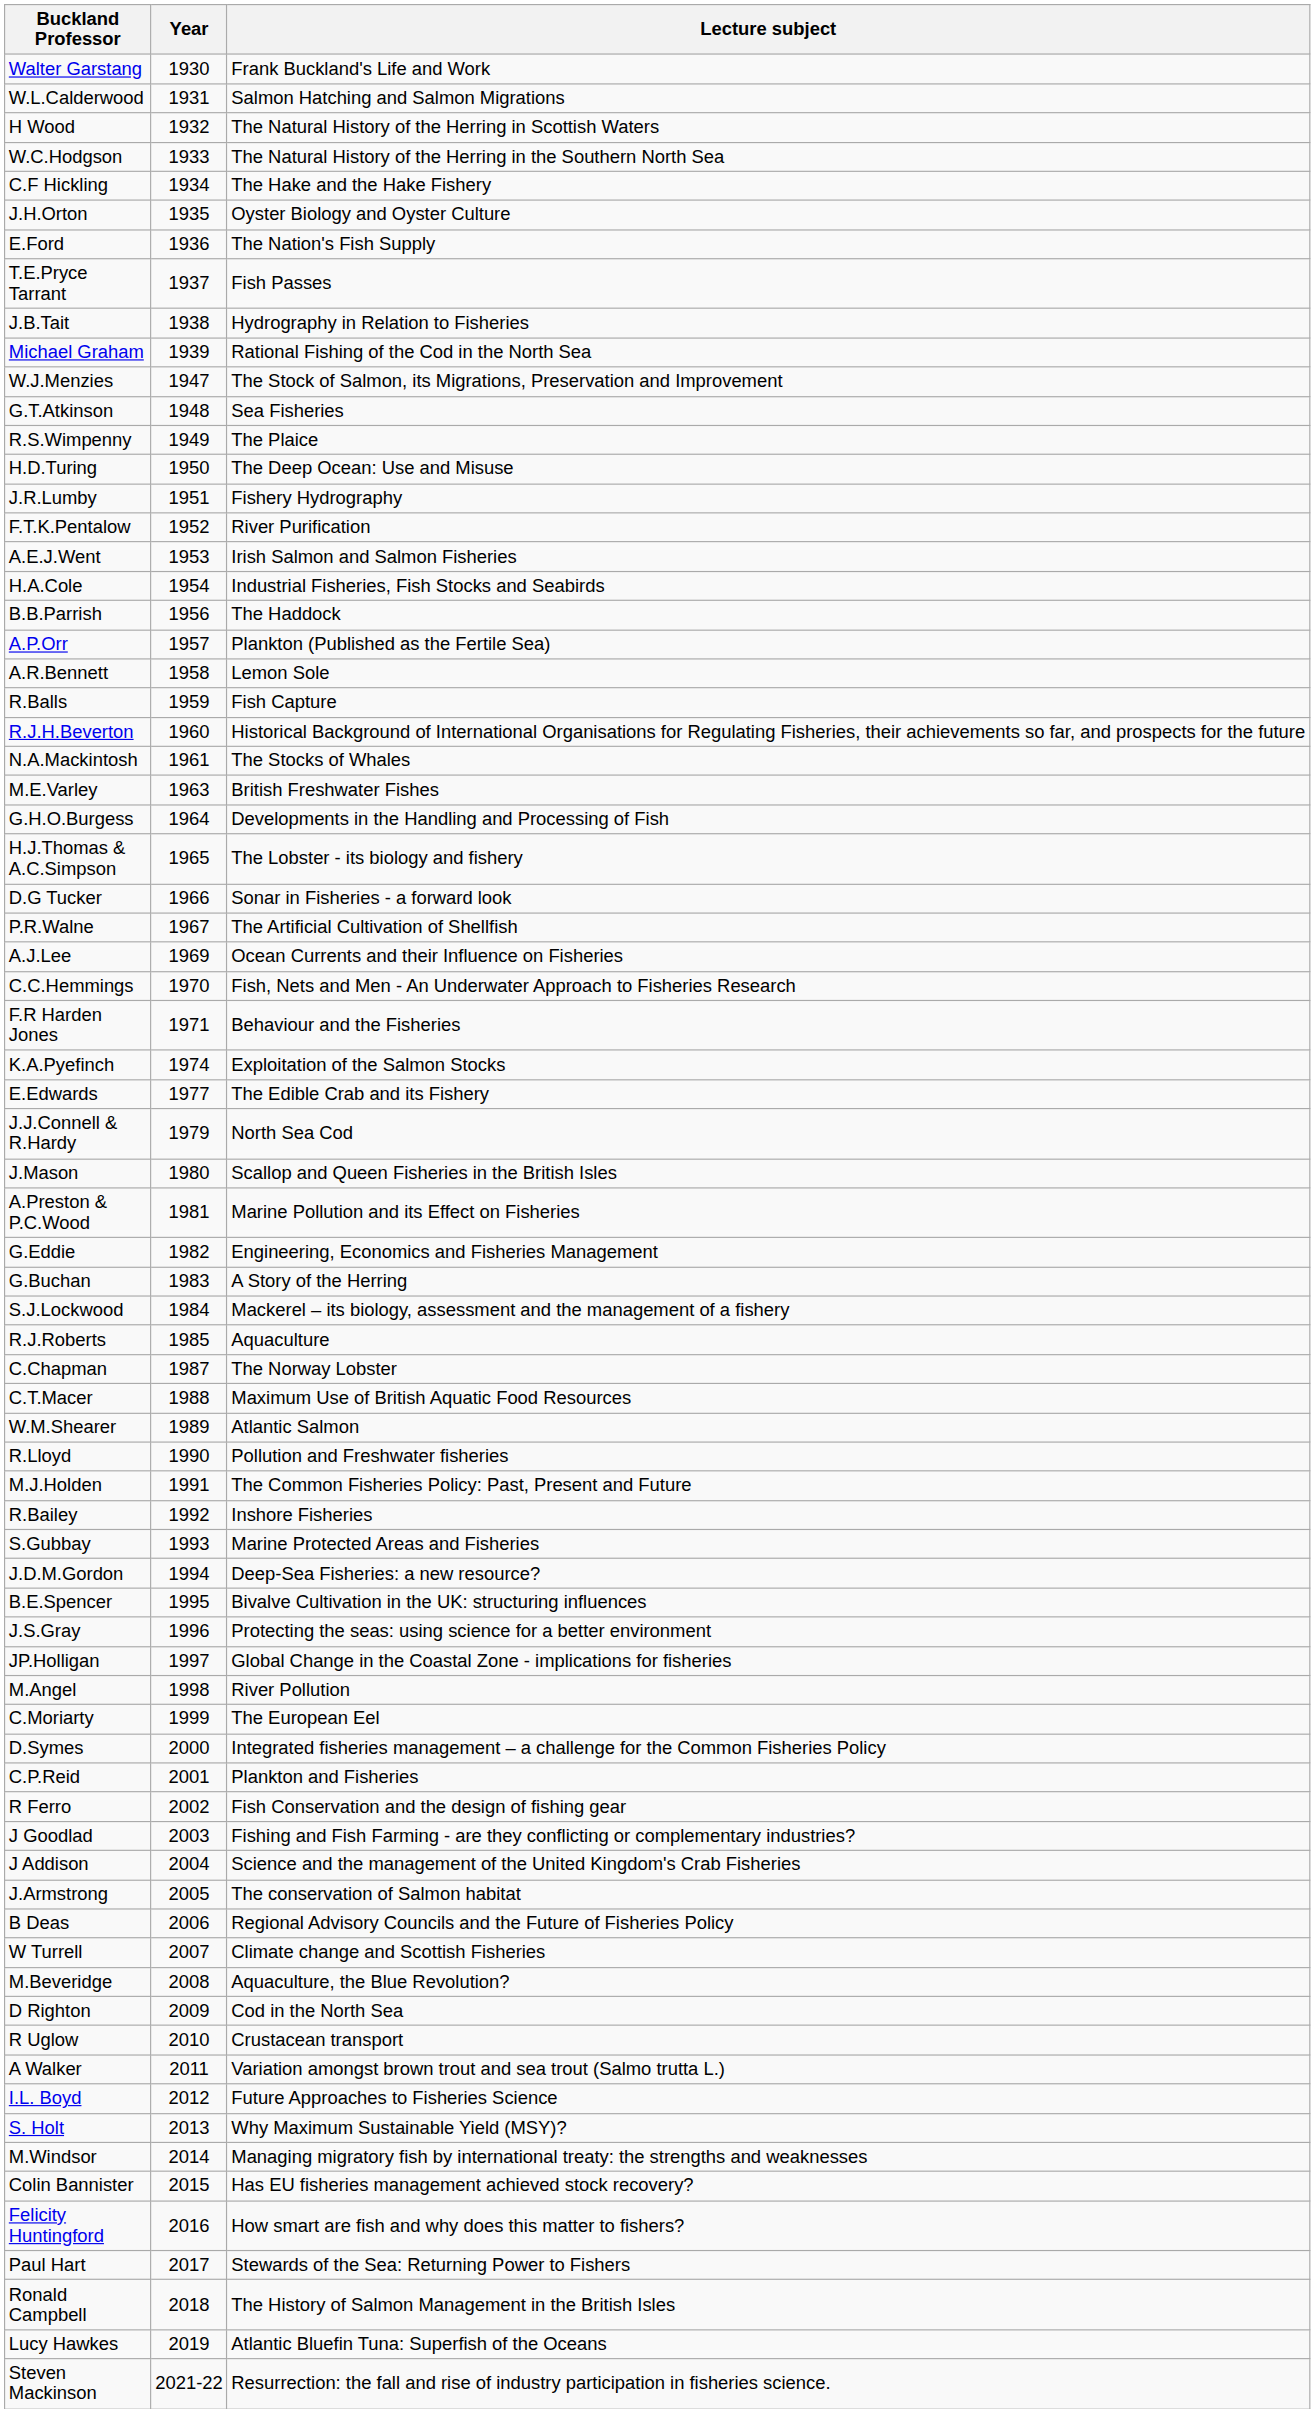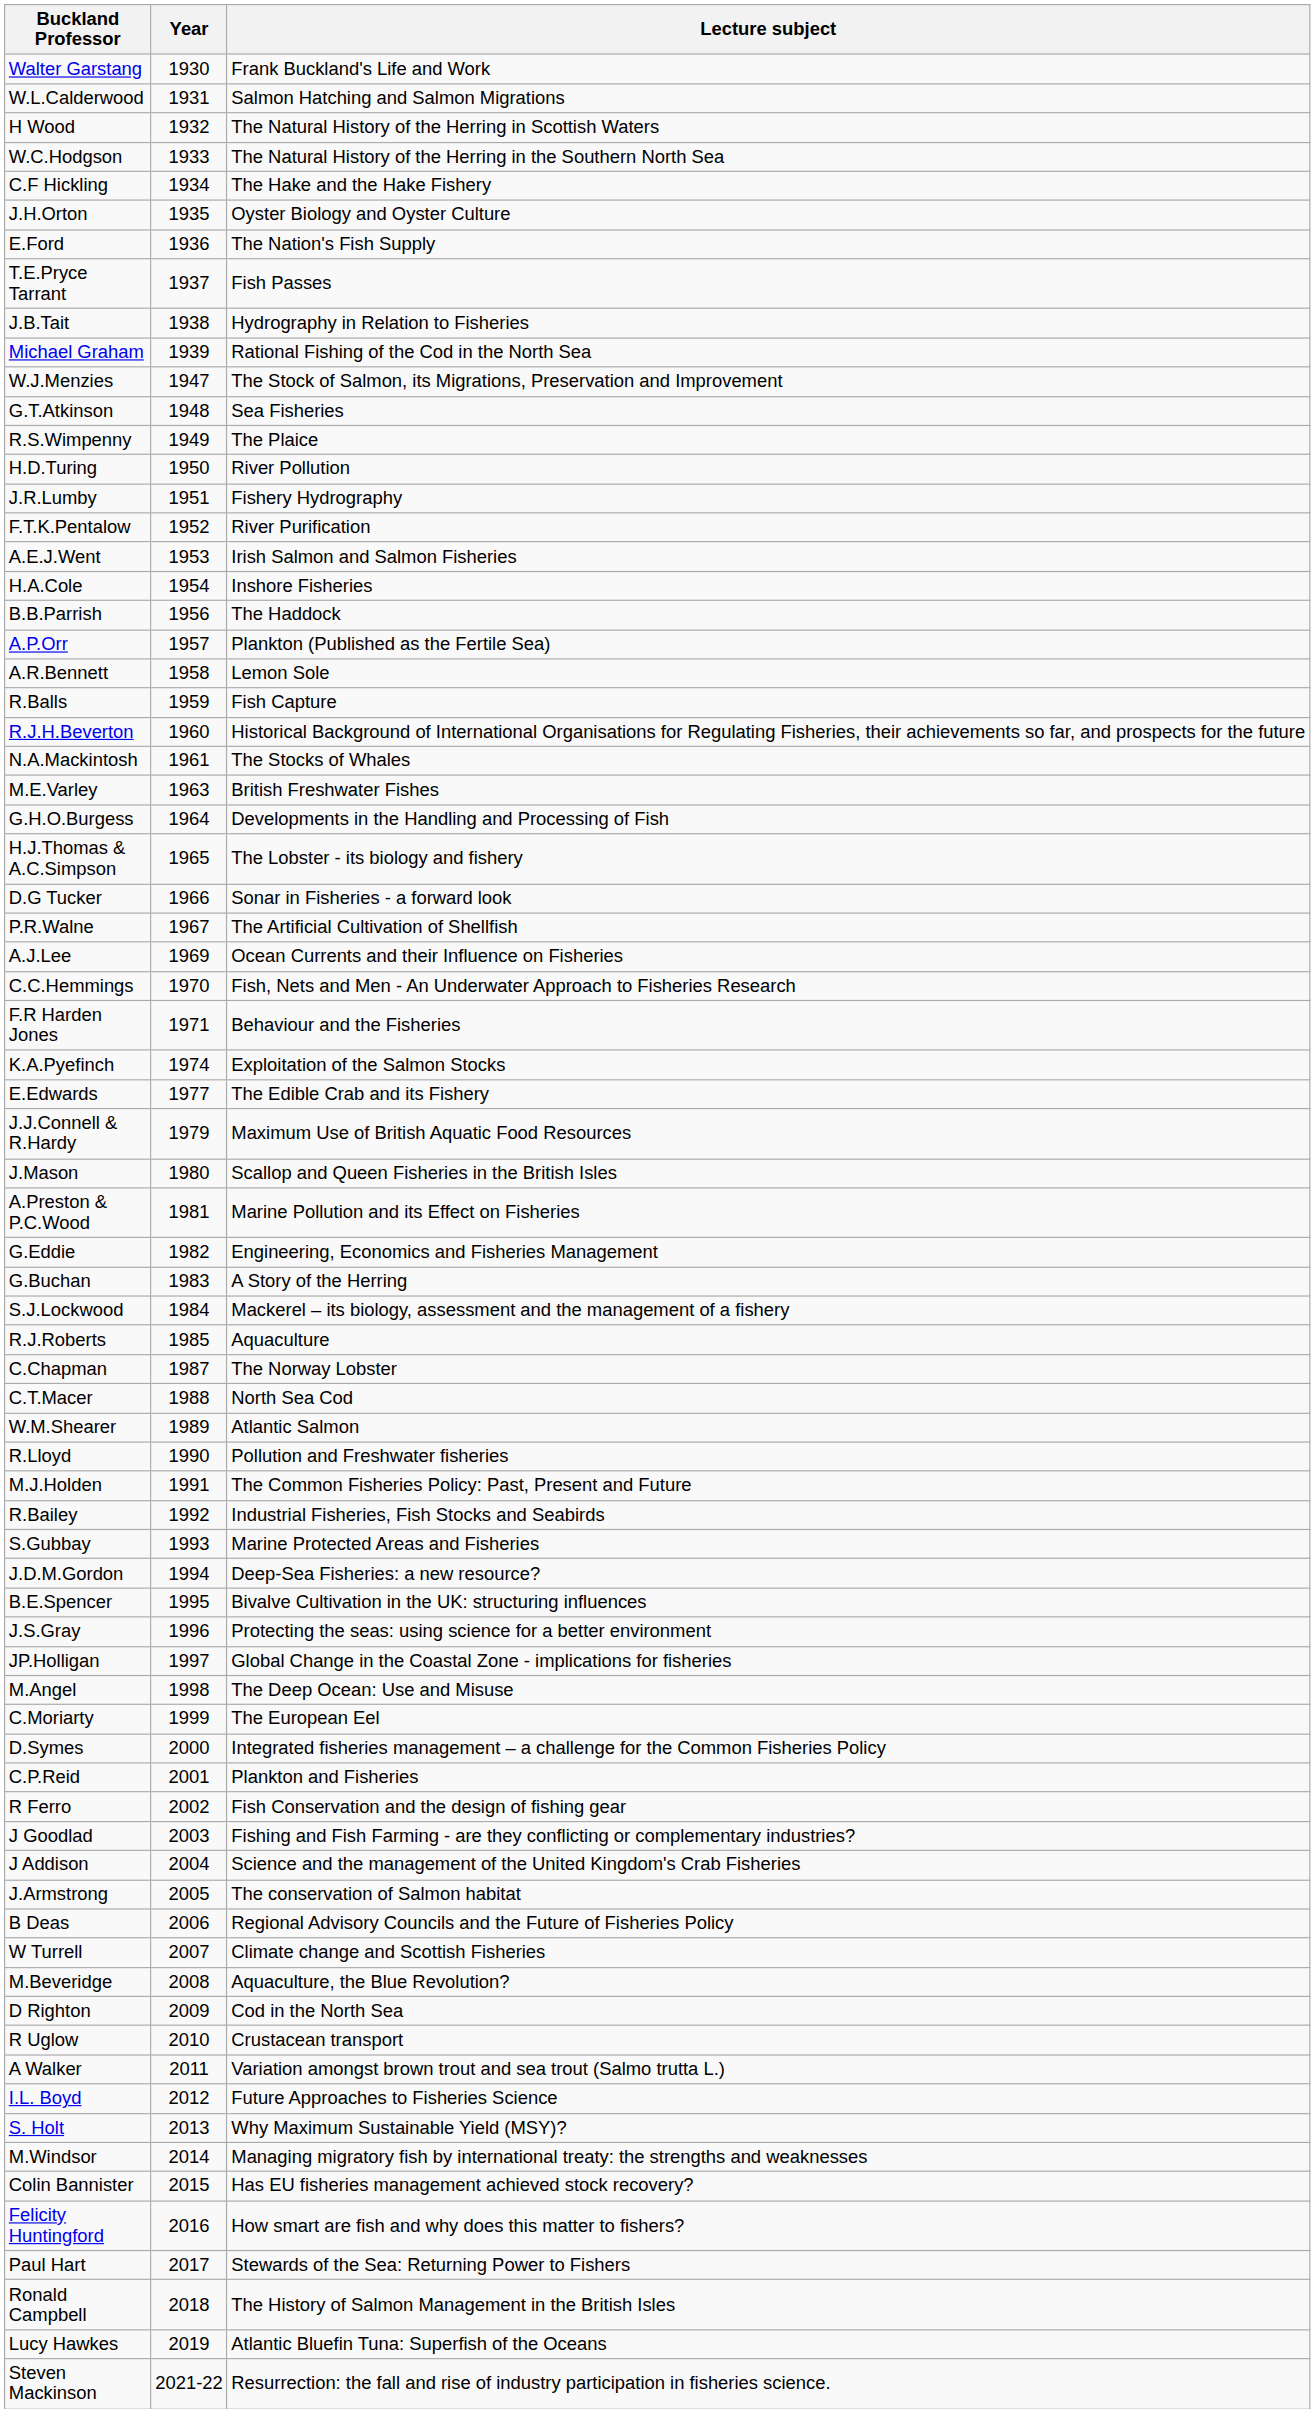(372, 469) The Deep Ocean: Use and Misuse -> (291, 469) River Pollution
(418, 585) Industrial Fisheries, Fish Stocks and Seabirds -> (302, 585) Inshore Fisheries
(292, 1133) North Sea Cod -> (431, 1133) Maximum Use of British Aquatic Food Resources
(431, 1398) Maximum Use of British Aquatic Food Resources -> (292, 1398) North Sea Cod
(302, 1514) Inshore Fisheries -> (418, 1514) Industrial Fisheries, Fish Stocks and Seabirds
(291, 1689) River Pollution -> (372, 1689) The Deep Ocean: Use and Misuse
